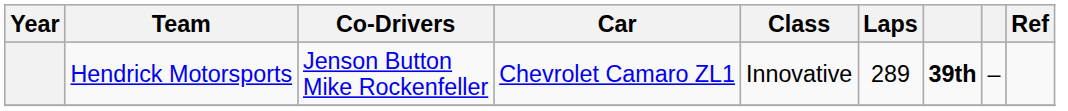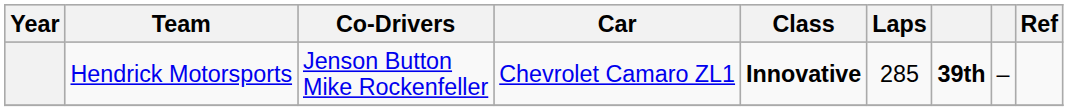(799, 73) normal -> (804, 73) bold
(890, 73) 289 -> (899, 73) 285
